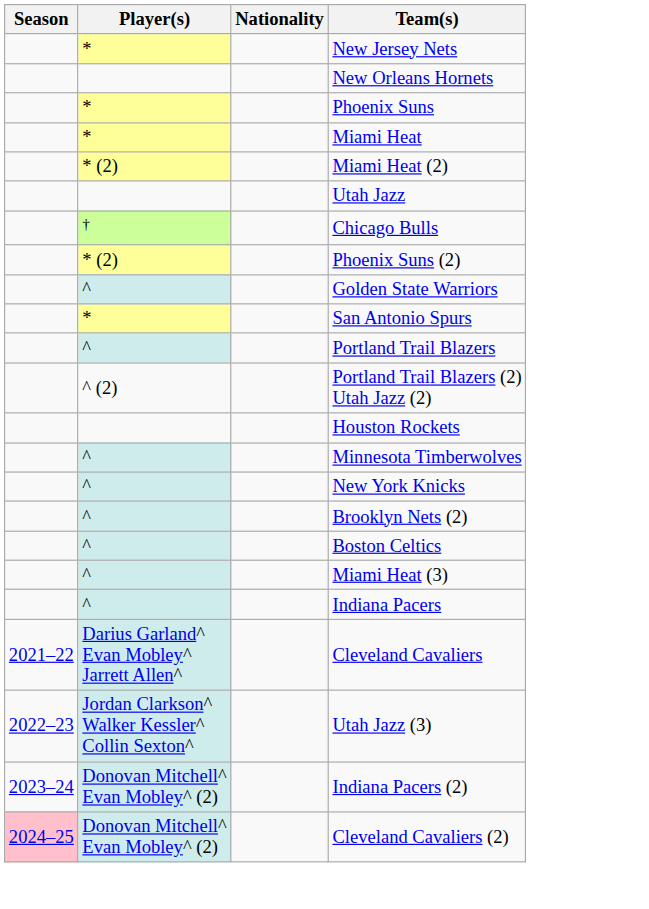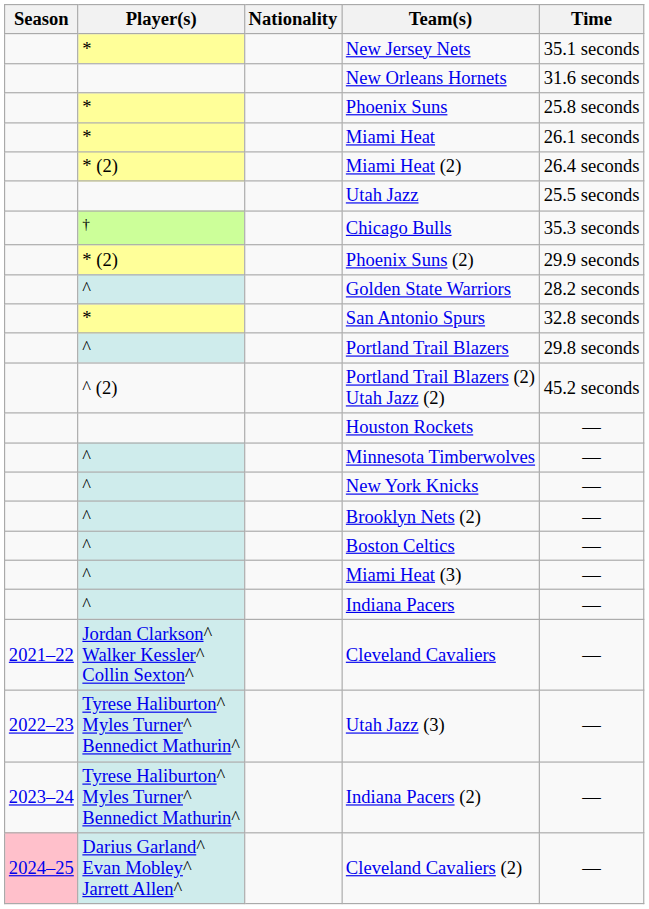+ column: (592, 19)
(144, 654) Darius Garland^ Evan Mobley^ Jarrett Allen^ -> (147, 654) Jordan Clarkson^ Walker Kessler^ Collin Sexton^
(147, 725) Jordan Clarkson^ Walker Kessler^ Collin Sexton^ -> (161, 725) Tyrese Haliburton^ Myles Turner^ Bennedict Mathurin^
(155, 786) Donovan Mitchell^ Evan Mobley^ (2) -> (161, 797) Tyrese Haliburton^ Myles Turner^ Bennedict Mathurin^
(155, 836) Donovan Mitchell^ Evan Mobley^ (2) -> (144, 868) Darius Garland^ Evan Mobley^ Jarrett Allen^
